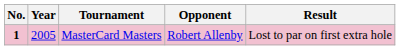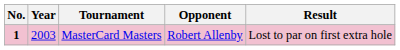(43, 35) 2005 -> (43, 35) 2003
